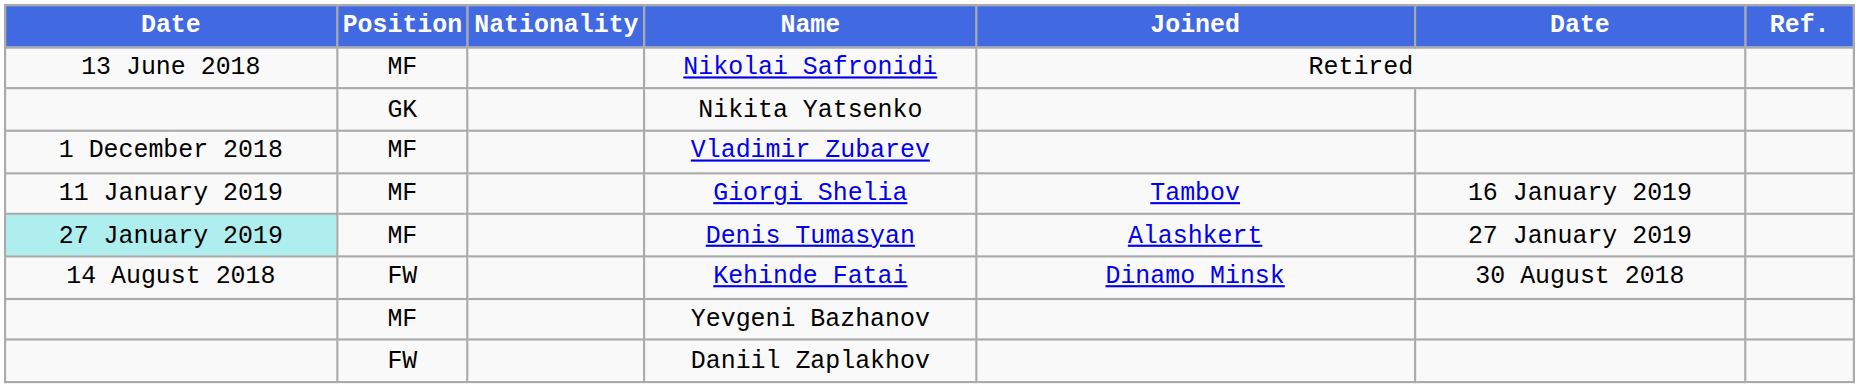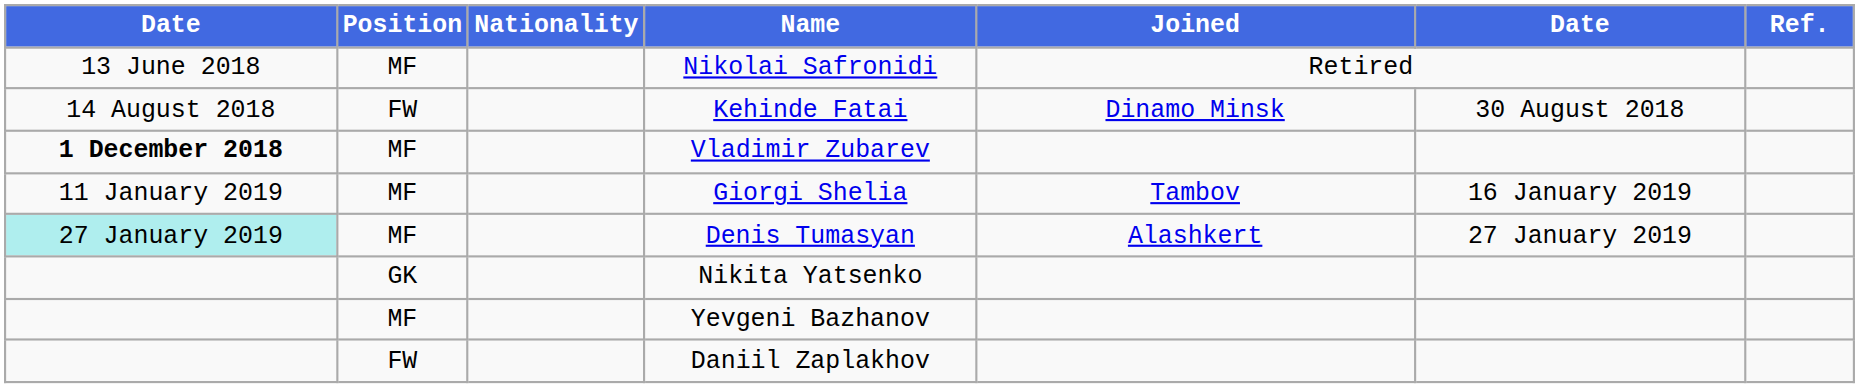rows swapped: (810, 277) <-> (810, 109)
(171, 151) normal -> (171, 151) bold
